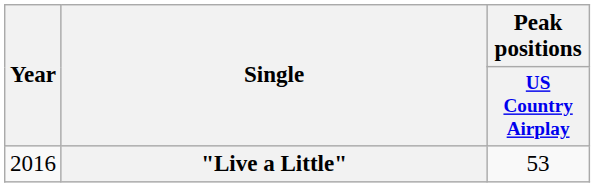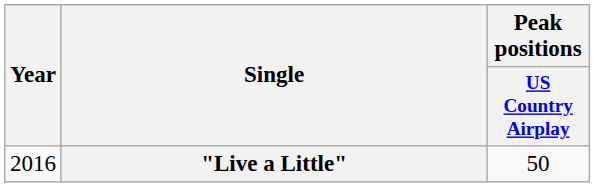(538, 163) 53 -> (538, 163) 50
